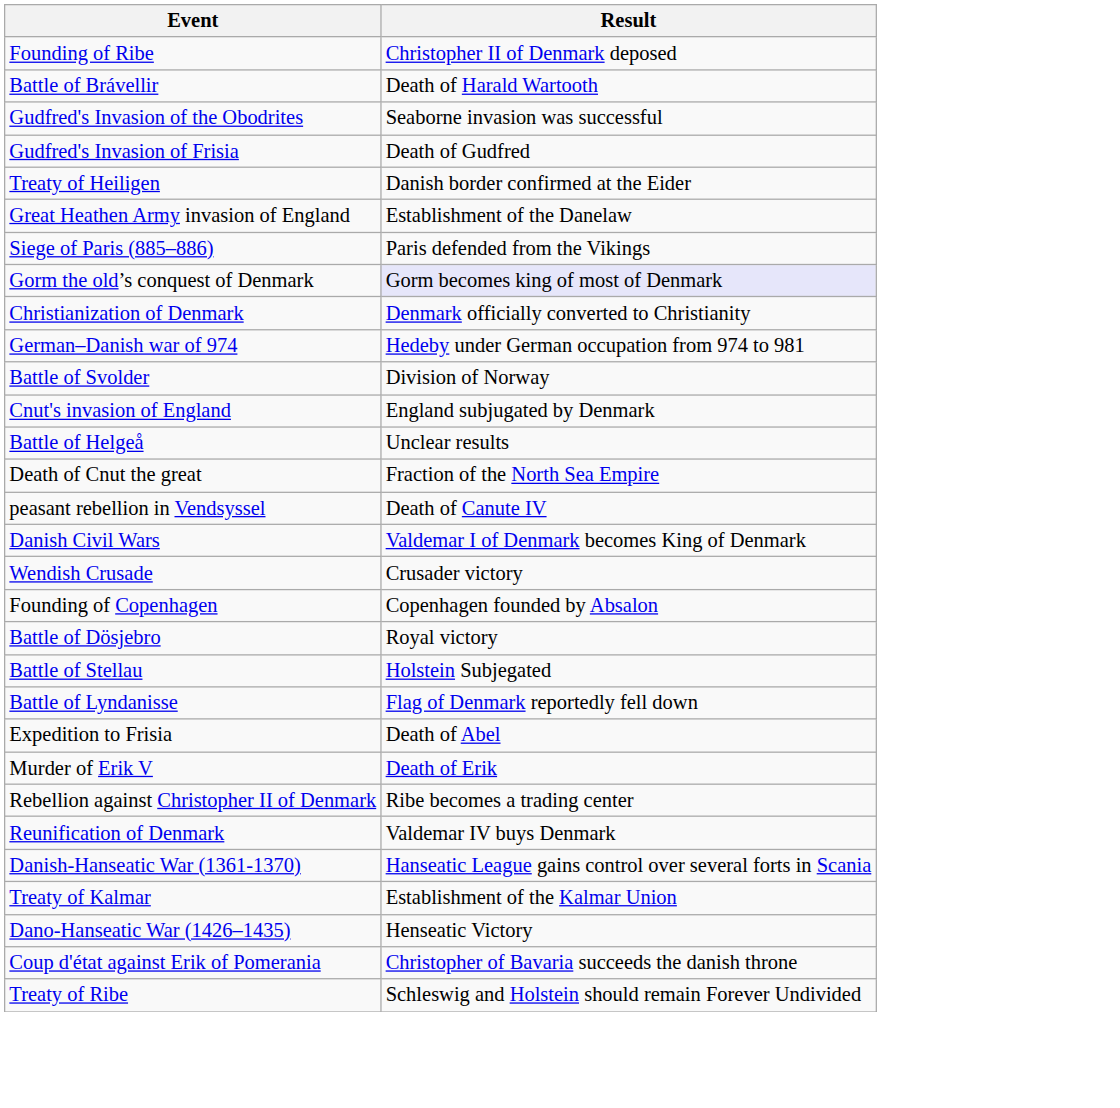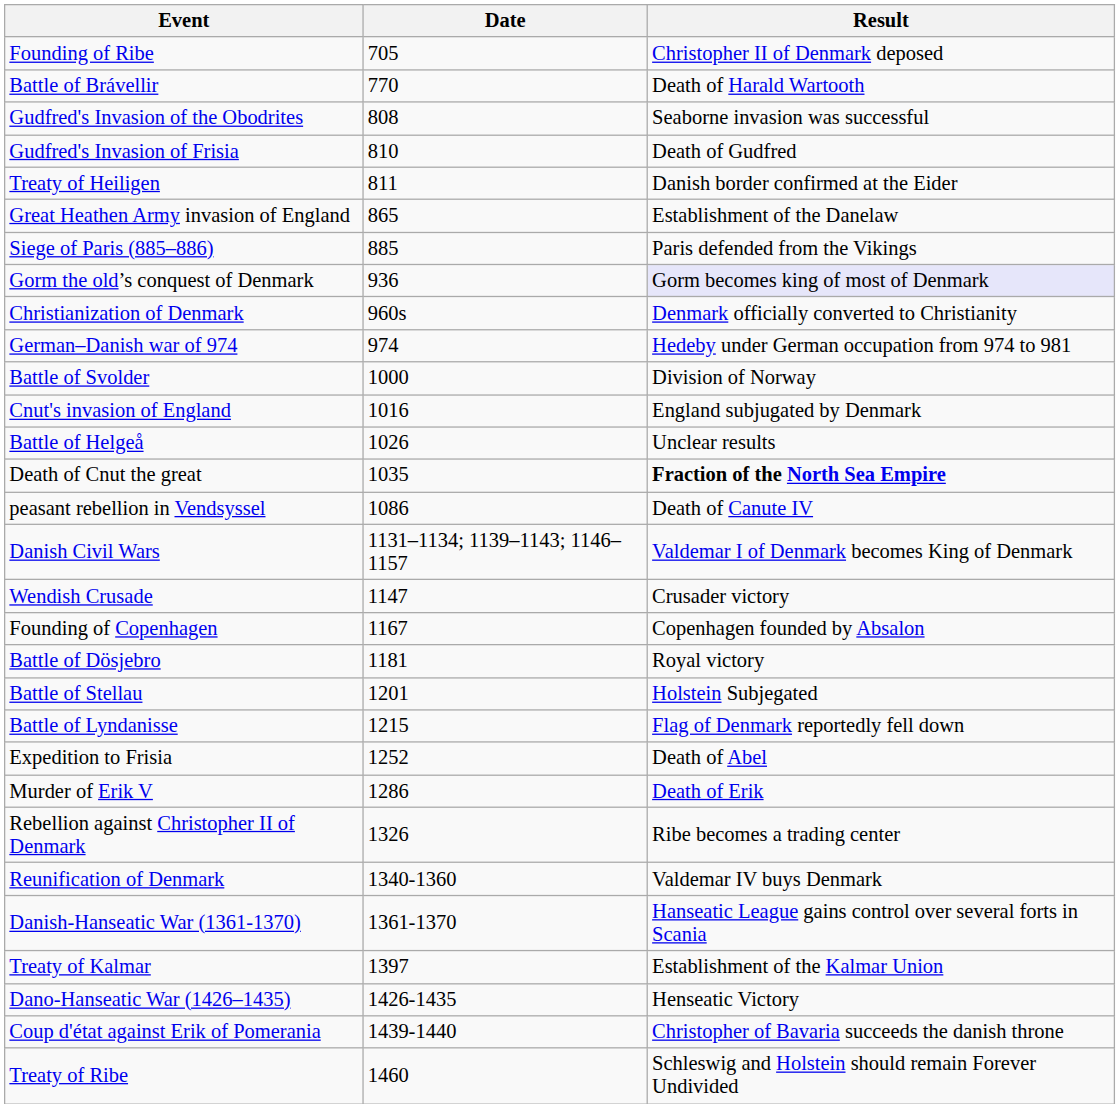+ column: (505, 20)
(522, 475) normal -> (799, 475) bold
